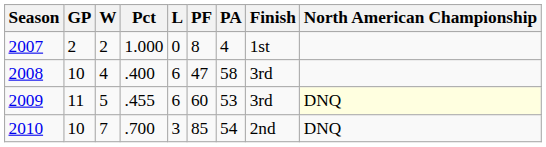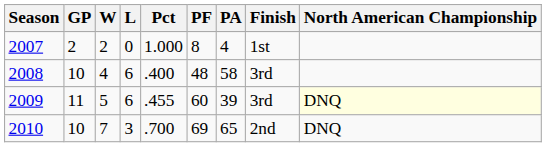columns swapped: (177, 18) <-> (144, 18)
(200, 73) 47 -> (200, 73) 48
(229, 100) 53 -> (229, 100) 39
(200, 127) 85 -> (200, 127) 69
(229, 127) 54 -> (229, 127) 65
